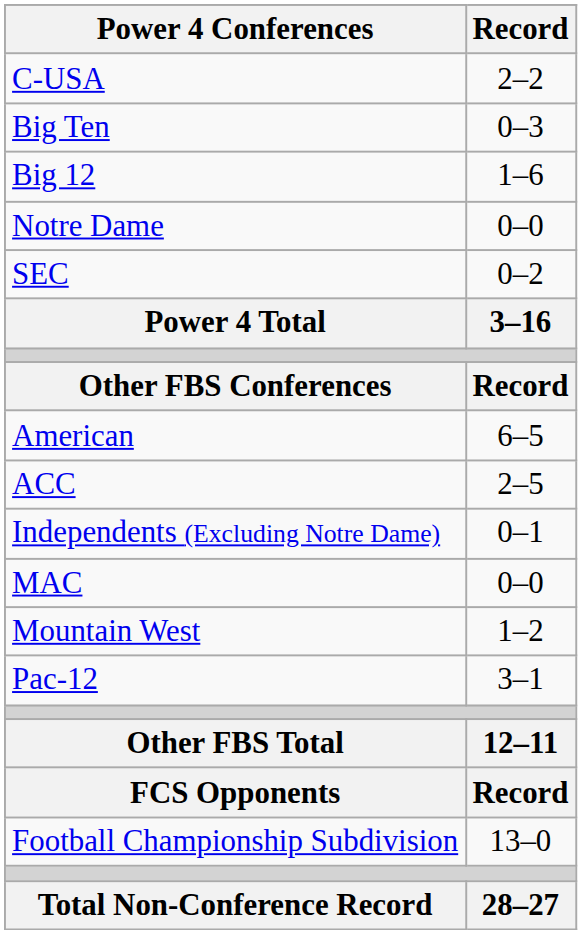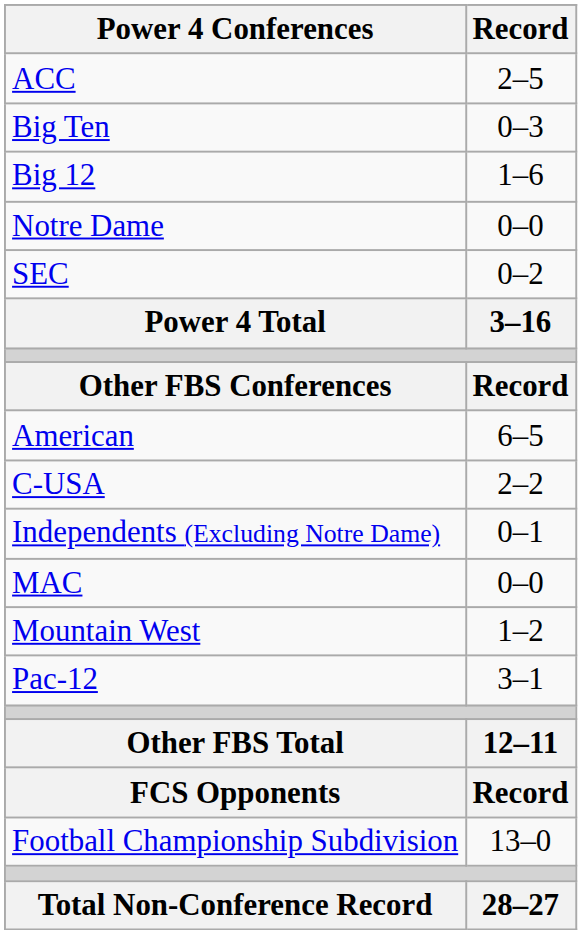rows swapped: (44, 483) <-> (58, 77)
